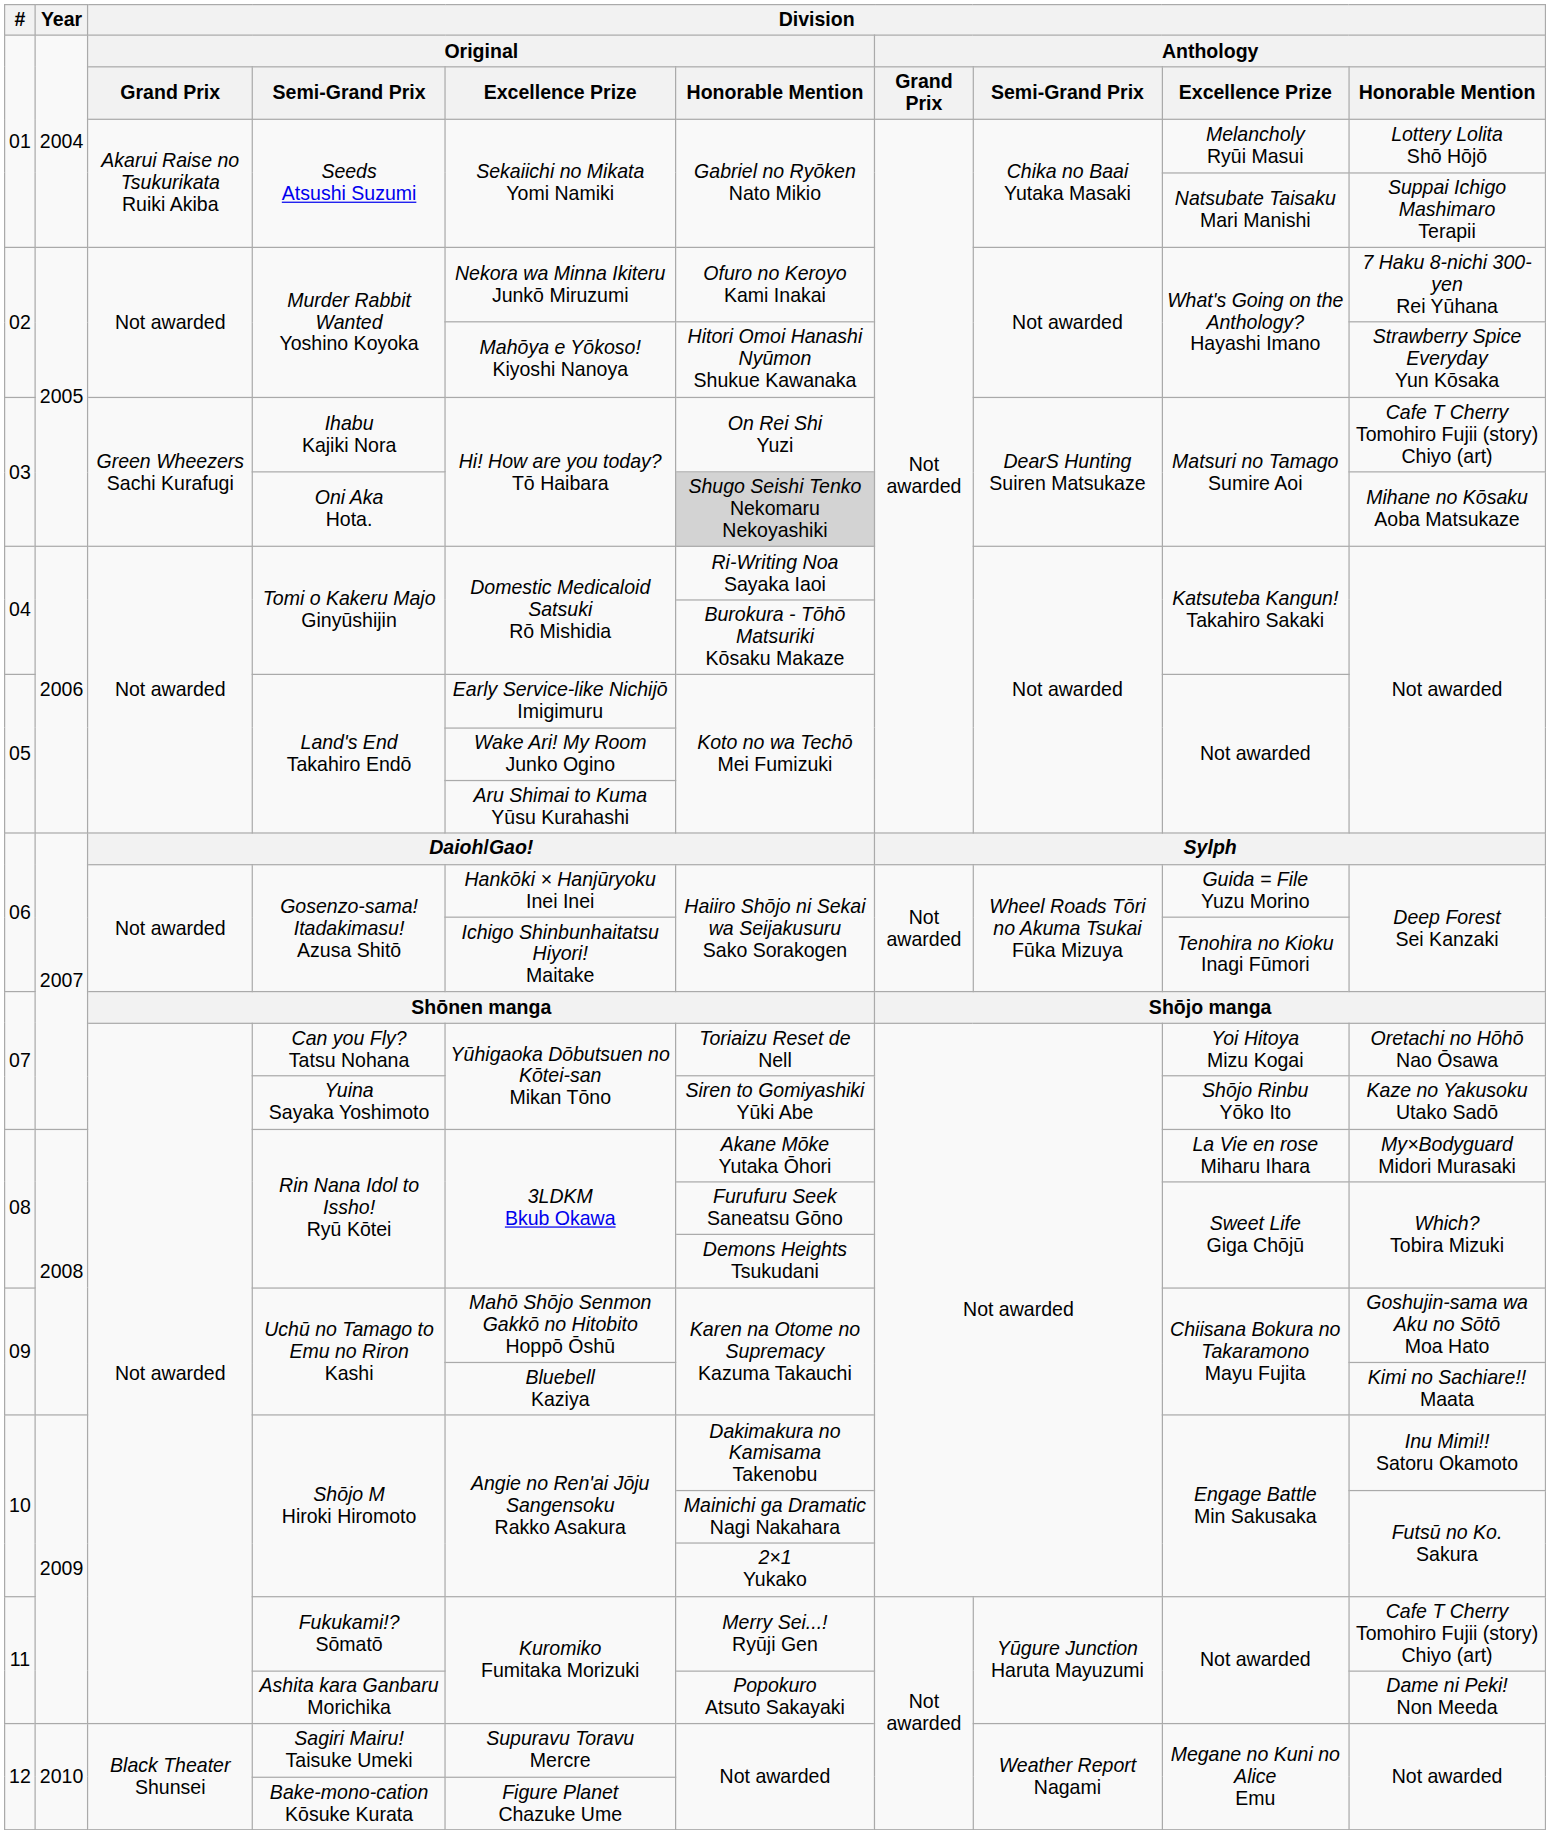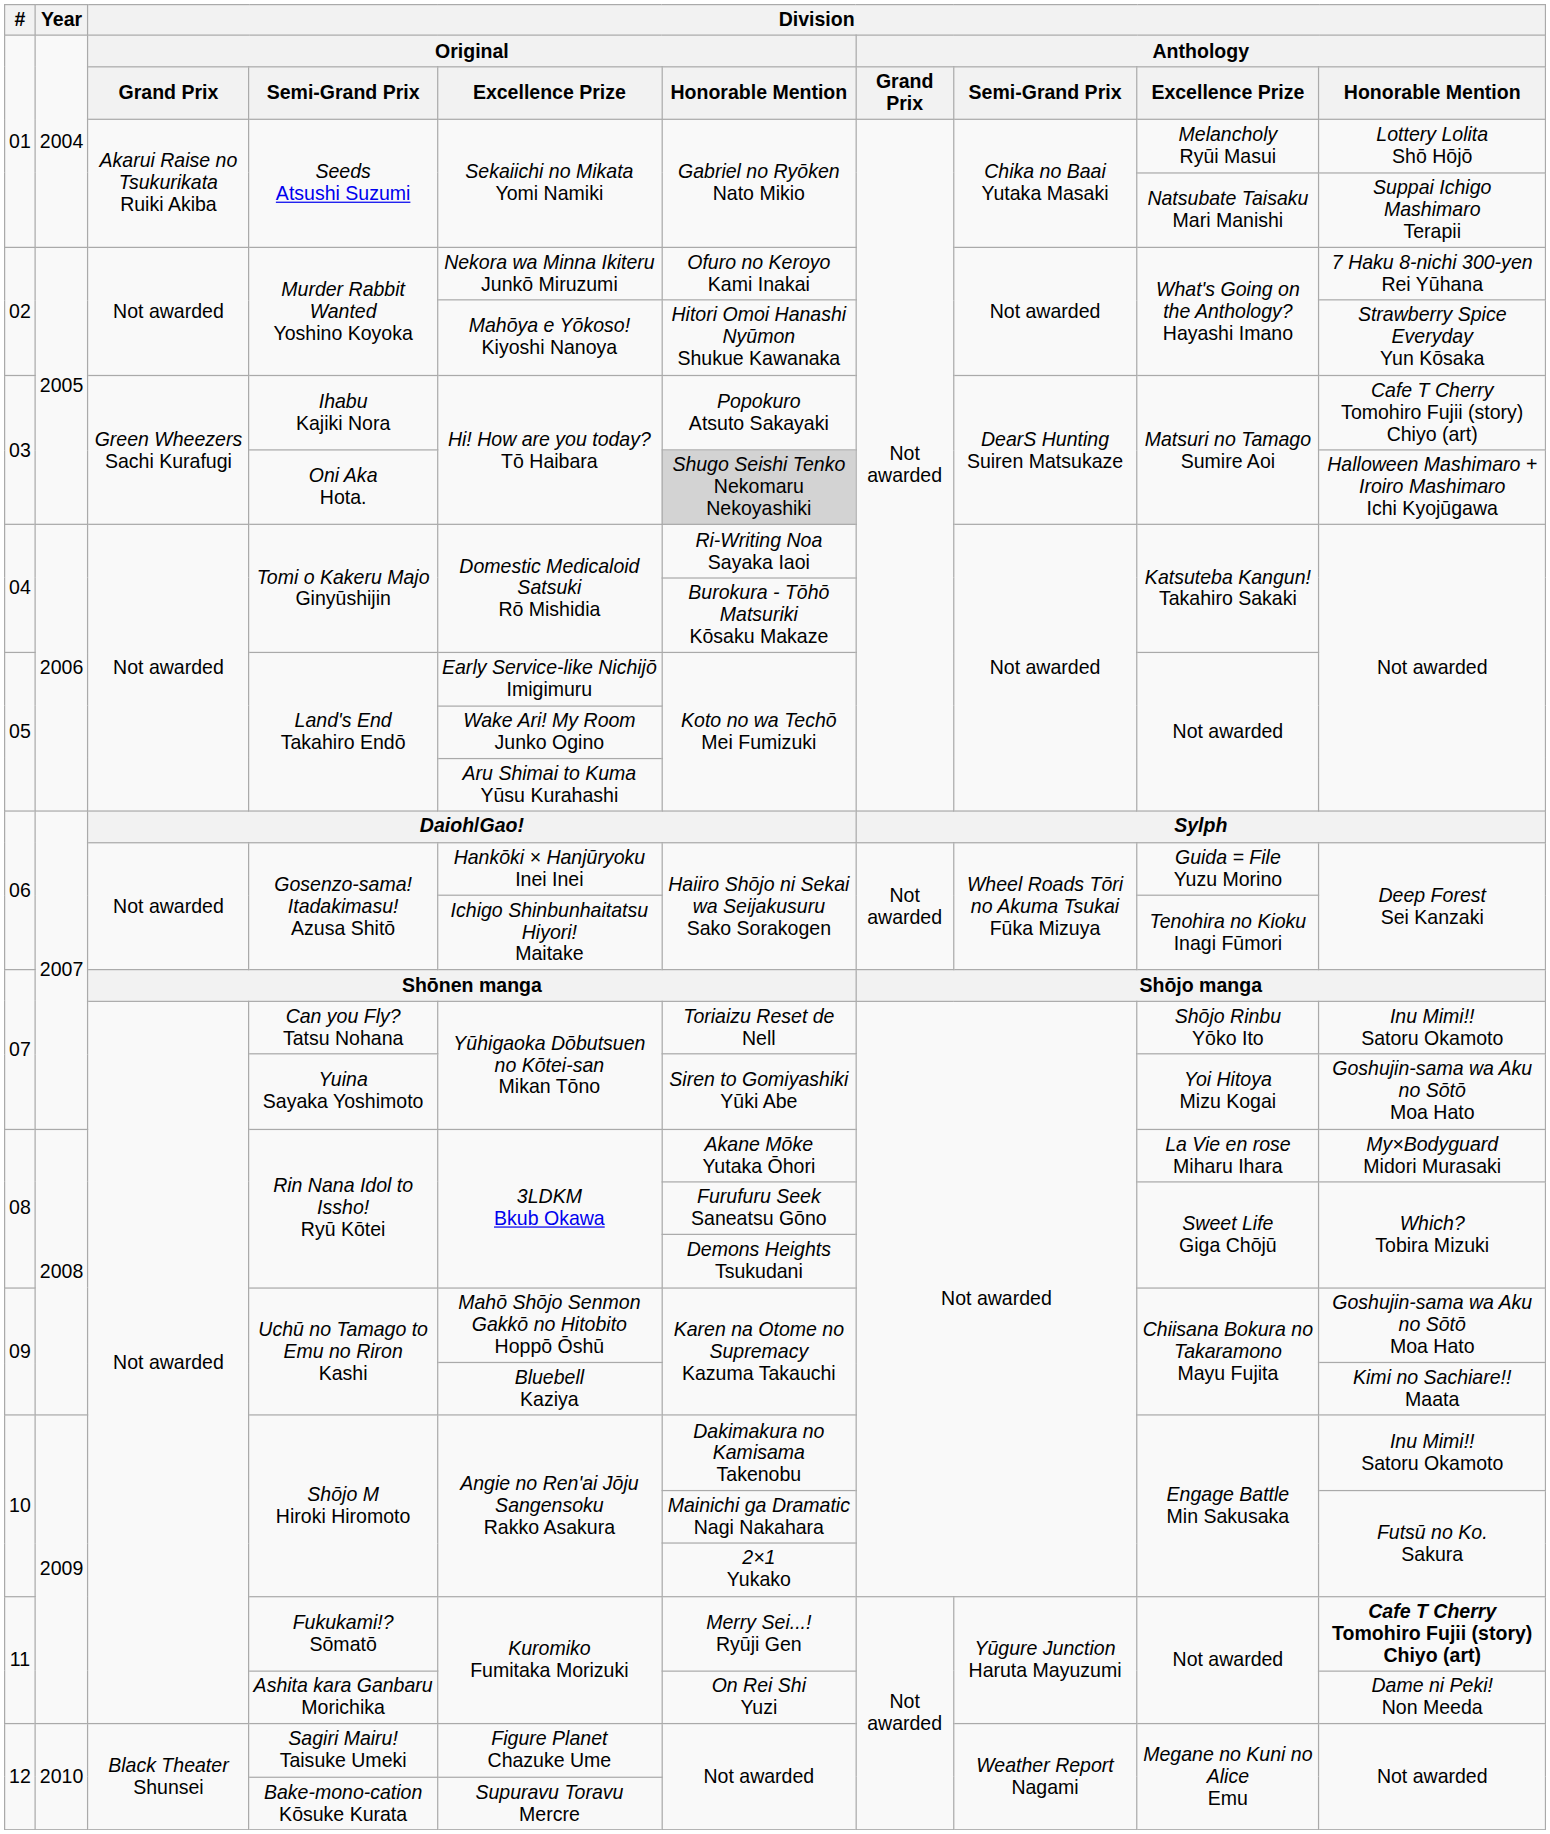(775, 434) On Rei Shi Yuzi -> (759, 412) Popokuro Atsuto Sakayaki
(1447, 509) Mihane no Kōsaku Aoba Matsukaze -> (1432, 487) Halloween Mashimaro + Iroiro Mashimaro Ichi Kyojūgawa
(1255, 1049) Yoi Hitoya Mizu Kogai -> (1228, 1027) Shōjo Rinbu Yōko Ito
(1447, 1049) Oretachi no Hōhō Nao Ōsawa -> (1432, 1027) Inu Mimi!! Satoru Okamoto
(1255, 1102) Shōjo Rinbu Yōko Ito -> (1228, 1091) Yoi Hitoya Mizu Kogai
(1447, 1102) Kaze no Yakusoku Utako Sadō -> (1432, 1091) Goshujin-sama wa Aku no Sōtō Moa Hato
(1447, 1633) normal -> (1432, 1633) bold
(775, 1697) Popokuro Atsuto Sakayaki -> (759, 1697) On Rei Shi Yuzi
(560, 1750) Supuravu Toravu Mercre -> (549, 1750) Figure Planet Chazuke Ume
(560, 1803) Figure Planet Chazuke Ume -> (549, 1803) Supuravu Toravu Mercre
